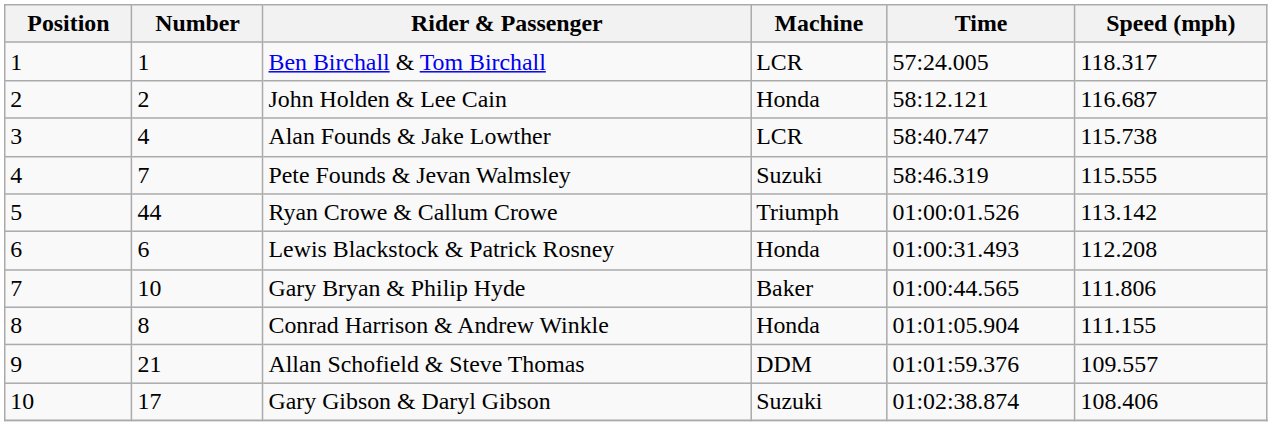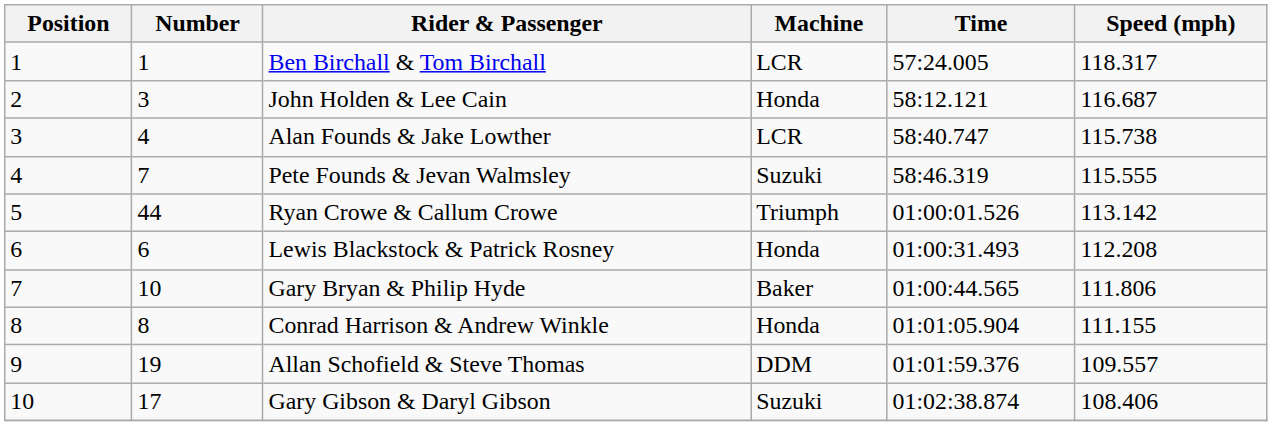(144, 99) 2 -> (144, 99) 3
(150, 363) 21 -> (150, 363) 19
